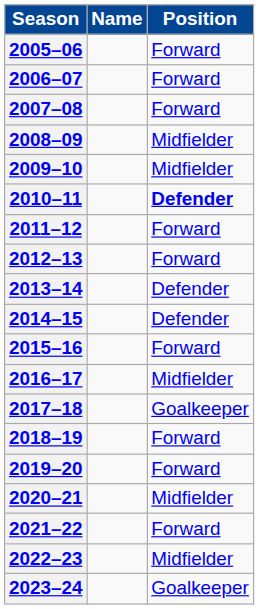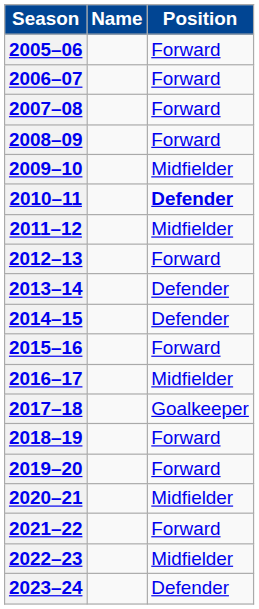(192, 139) Midfielder -> (186, 139) Forward
(186, 229) Forward -> (192, 229) Midfielder
(200, 588) Goalkeeper -> (190, 588) Defender
